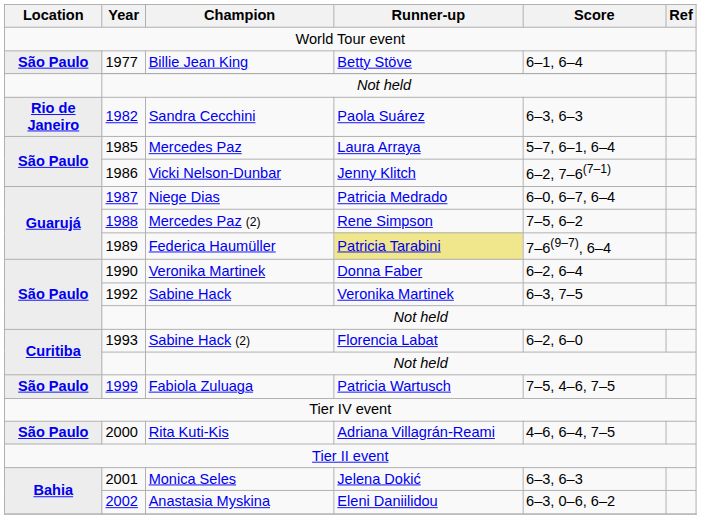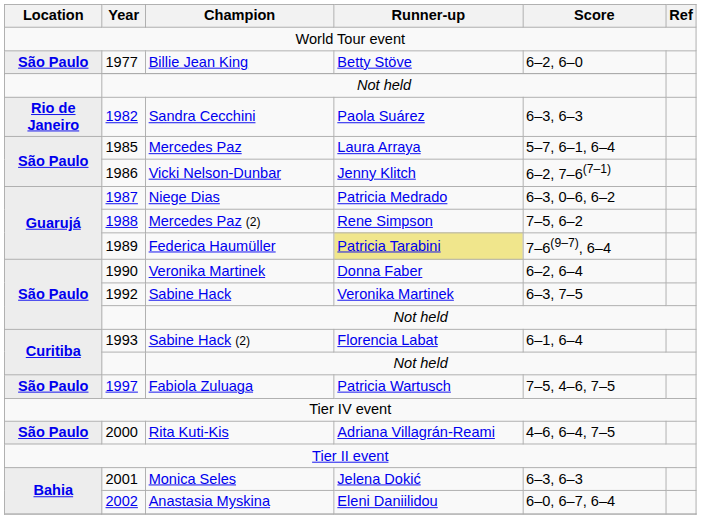(554, 62) 6–1, 6–4 -> (554, 62) 6–2, 6–0
(571, 198) 6–0, 6–7, 6–4 -> (571, 198) 6–3, 0–6, 6–2
(554, 340) 6–2, 6–0 -> (554, 340) 6–1, 6–4
(122, 386) 1999 -> (122, 386) 1997
(571, 502) 6–3, 0–6, 6–2 -> (571, 502) 6–0, 6–7, 6–4
